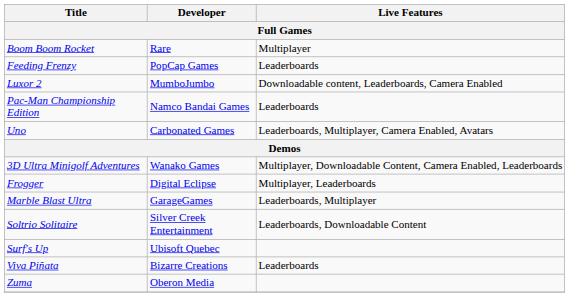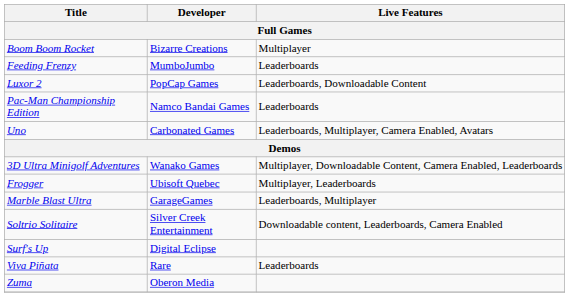(160, 48) Rare -> (189, 48) Bizarre Creations
(184, 65) PopCap Games -> (182, 65) MumboJumbo
(182, 83) MumboJumbo -> (184, 83) PopCap Games
(381, 83) Downloadable content, Leaderboards, Camera Enabled -> (342, 83) Leaderboards, Downloadable Content
(183, 183) Digital Eclipse -> (185, 183) Ubisoft Quebec
(342, 224) Leaderboards, Downloadable Content -> (381, 224) Downloadable content, Leaderboards, Camera Enabled
(185, 248) Ubisoft Quebec -> (183, 248) Digital Eclipse
(189, 265) Bizarre Creations -> (160, 265) Rare
